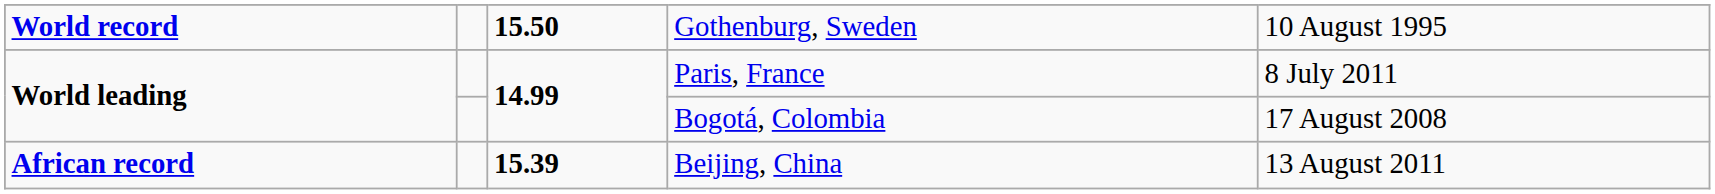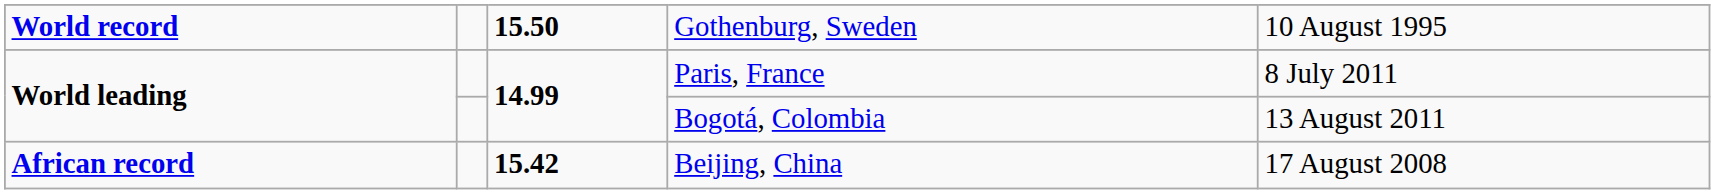(1356, 118) 17 August 2008 -> (1355, 118) 13 August 2011
(526, 164) 15.39 -> (526, 164) 15.42
(1355, 164) 13 August 2011 -> (1356, 164) 17 August 2008
